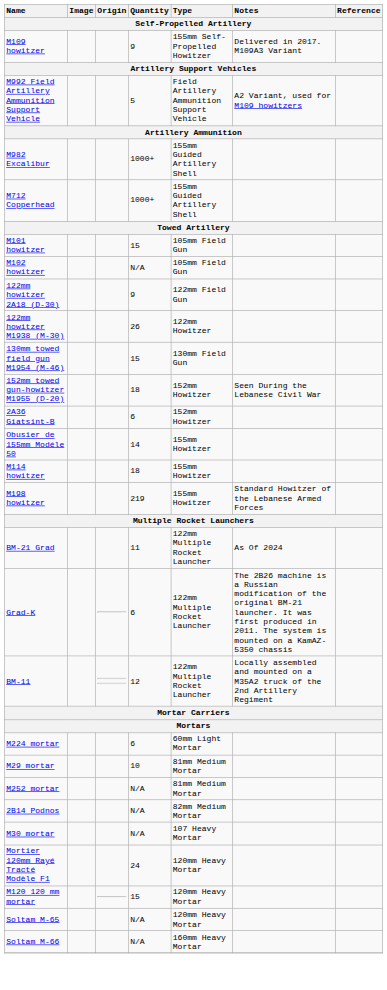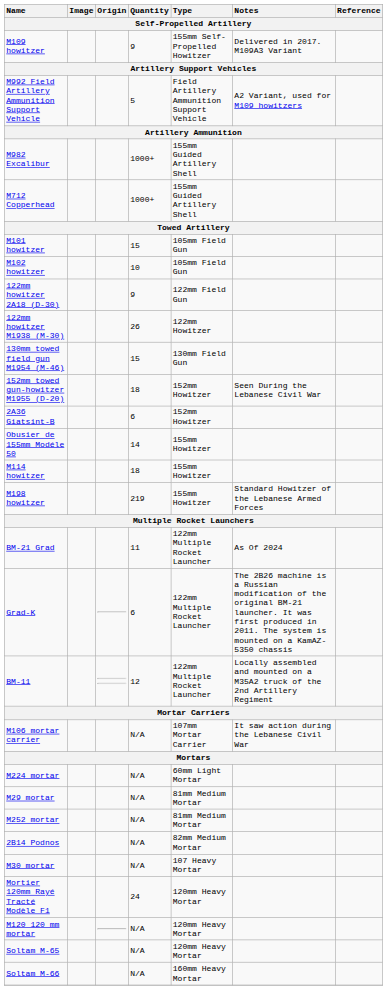(137, 268) N/A -> (135, 268) 10
+ row: (33, 735)
(133, 744) 6 -> (137, 776) N/A
(135, 766) 10 -> (137, 798) N/A
(135, 897) 15 -> (137, 929) N/A
